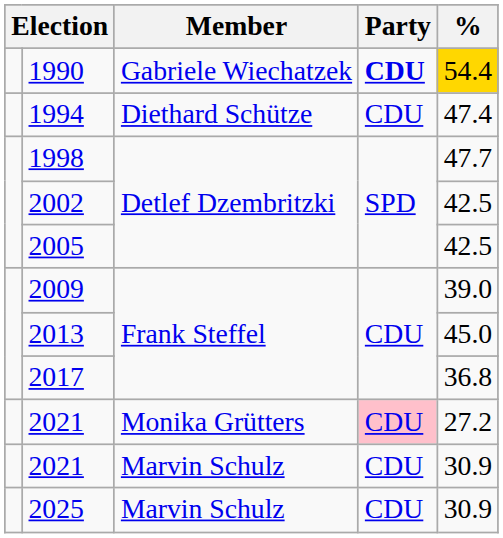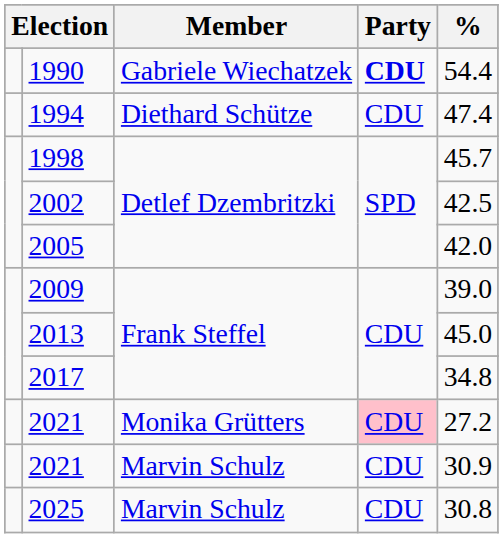(468, 70) gold background -> (468, 70) no background
(468, 158) 47.7 -> (468, 158) 45.7
(468, 245) 42.5 -> (468, 245) 42.0
(468, 377) 36.8 -> (468, 377) 34.8
(468, 509) 30.9 -> (468, 509) 30.8
